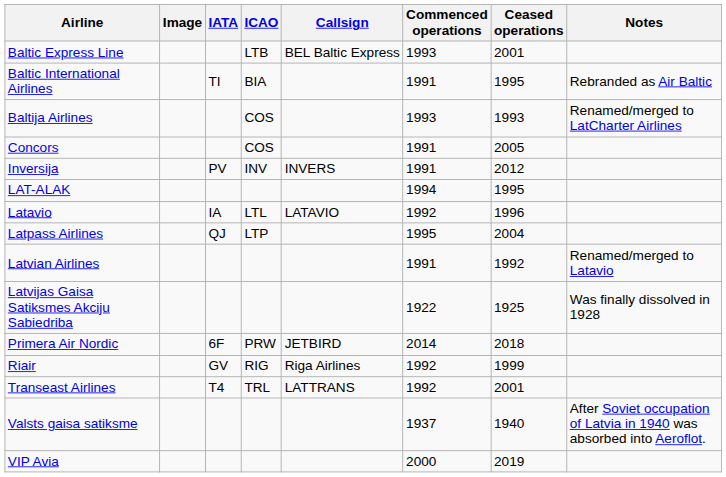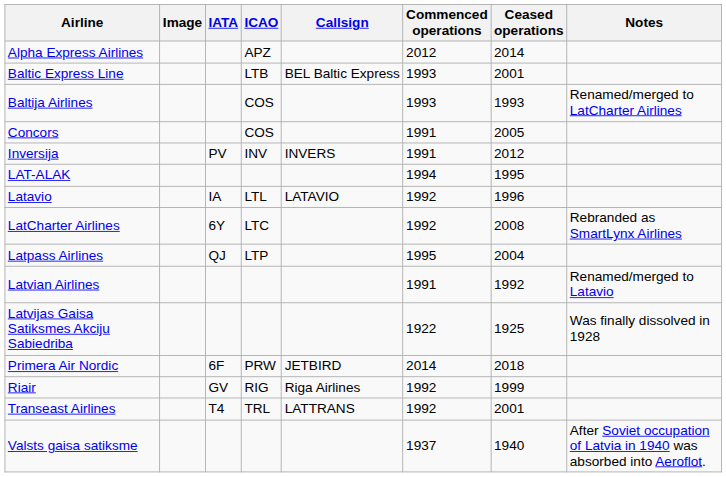+ row: (76, 52)
- row: (64, 81)
+ row: (64, 226)
- row: (33, 461)
